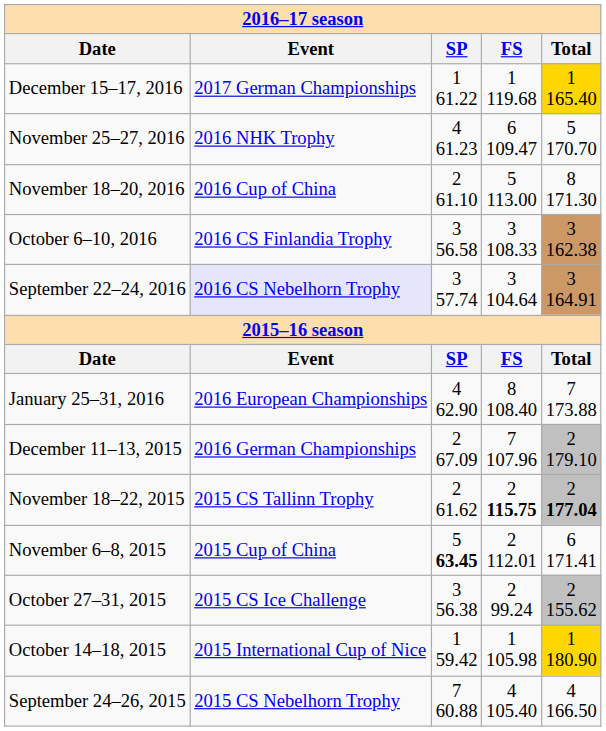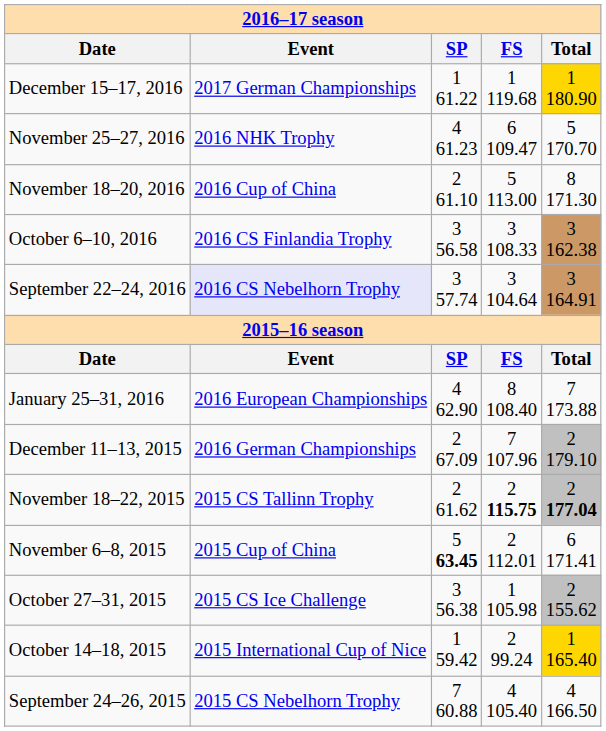(571, 88) 1 165.40 -> (571, 88) 1 180.90
(512, 600) 2 99.24 -> (512, 600) 1 105.98
(512, 650) 1 105.98 -> (512, 650) 2 99.24
(571, 650) 1 180.90 -> (571, 650) 1 165.40
